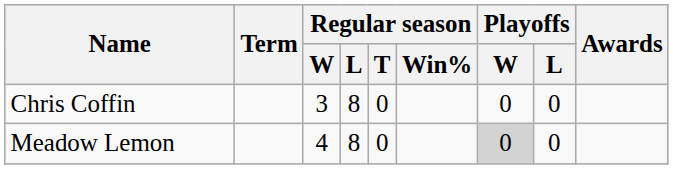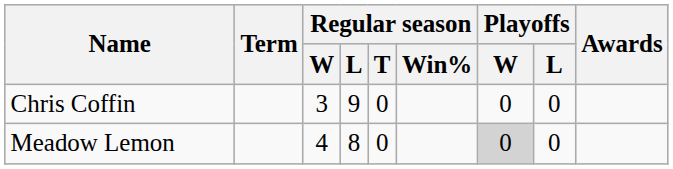(354, 103) 8 -> (354, 103) 9
